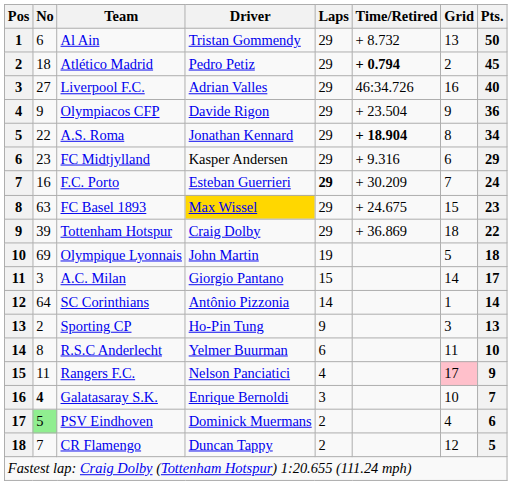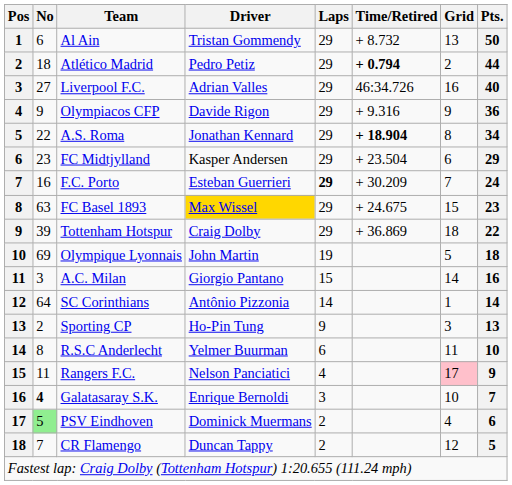(492, 64) 45 -> (492, 64) 44
(381, 111) + 23.504 -> (378, 111) + 9.316
(378, 159) + 9.316 -> (381, 159) + 23.504
(492, 278) 17 -> (492, 278) 16
